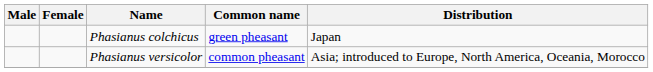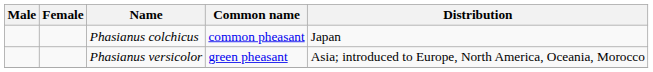(248, 36) green pheasant -> (257, 36) common pheasant
(257, 57) common pheasant -> (248, 57) green pheasant
